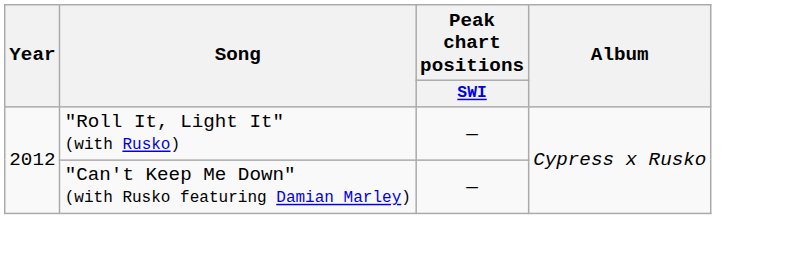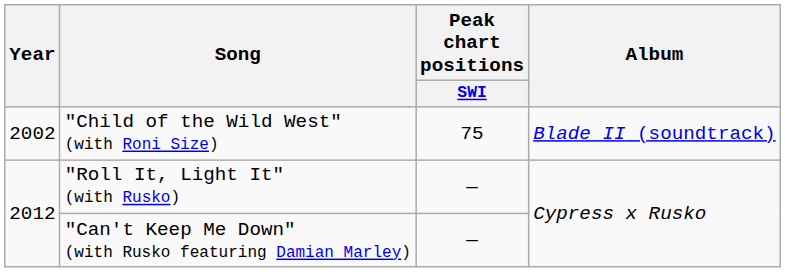+ row: (203, 132)
